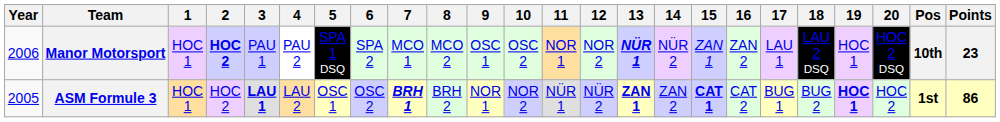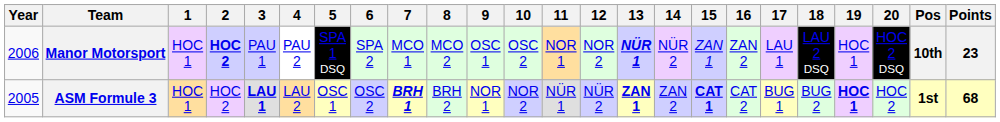(970, 98) 86 -> (970, 98) 68
